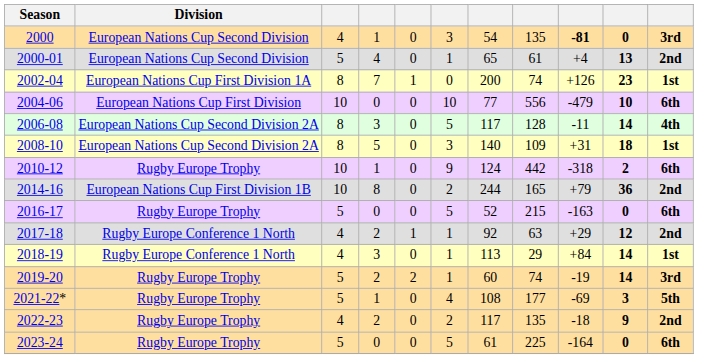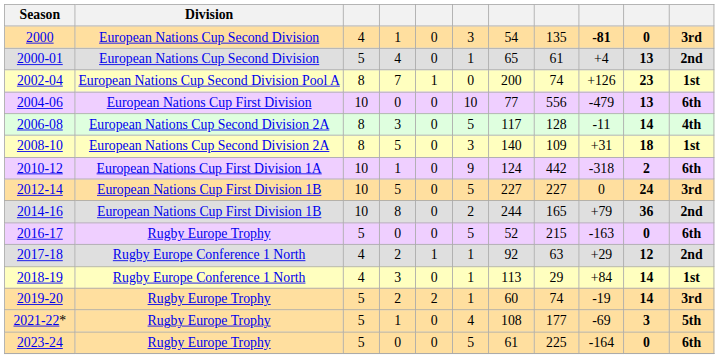(199, 80) European Nations Cup First Division 1A -> (209, 80) European Nations Cup Second Division Pool A
(625, 102) 10 -> (646, 102) 13
(199, 168) Rugby Europe Trophy -> (209, 168) European Nations Cup First Division 1A
+ row: (40, 189)
- row: (40, 320)
